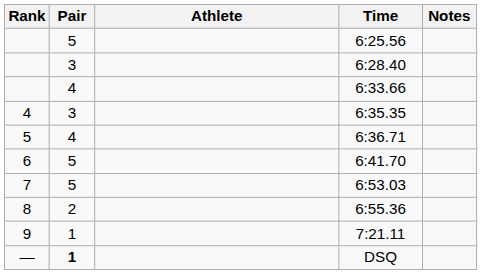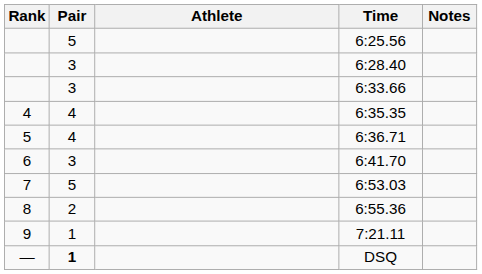(72, 88) 4 -> (72, 88) 3
(72, 112) 3 -> (72, 112) 4
(72, 161) 5 -> (72, 161) 3
